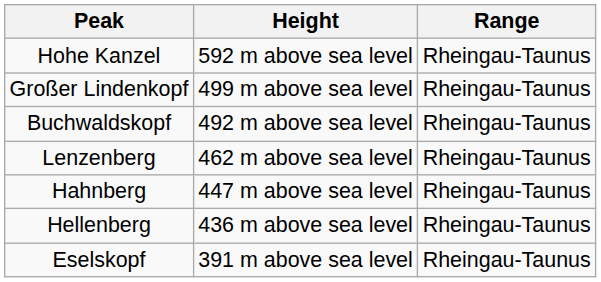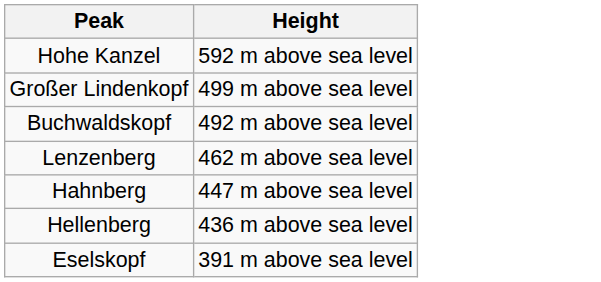- column: (507, 21)
